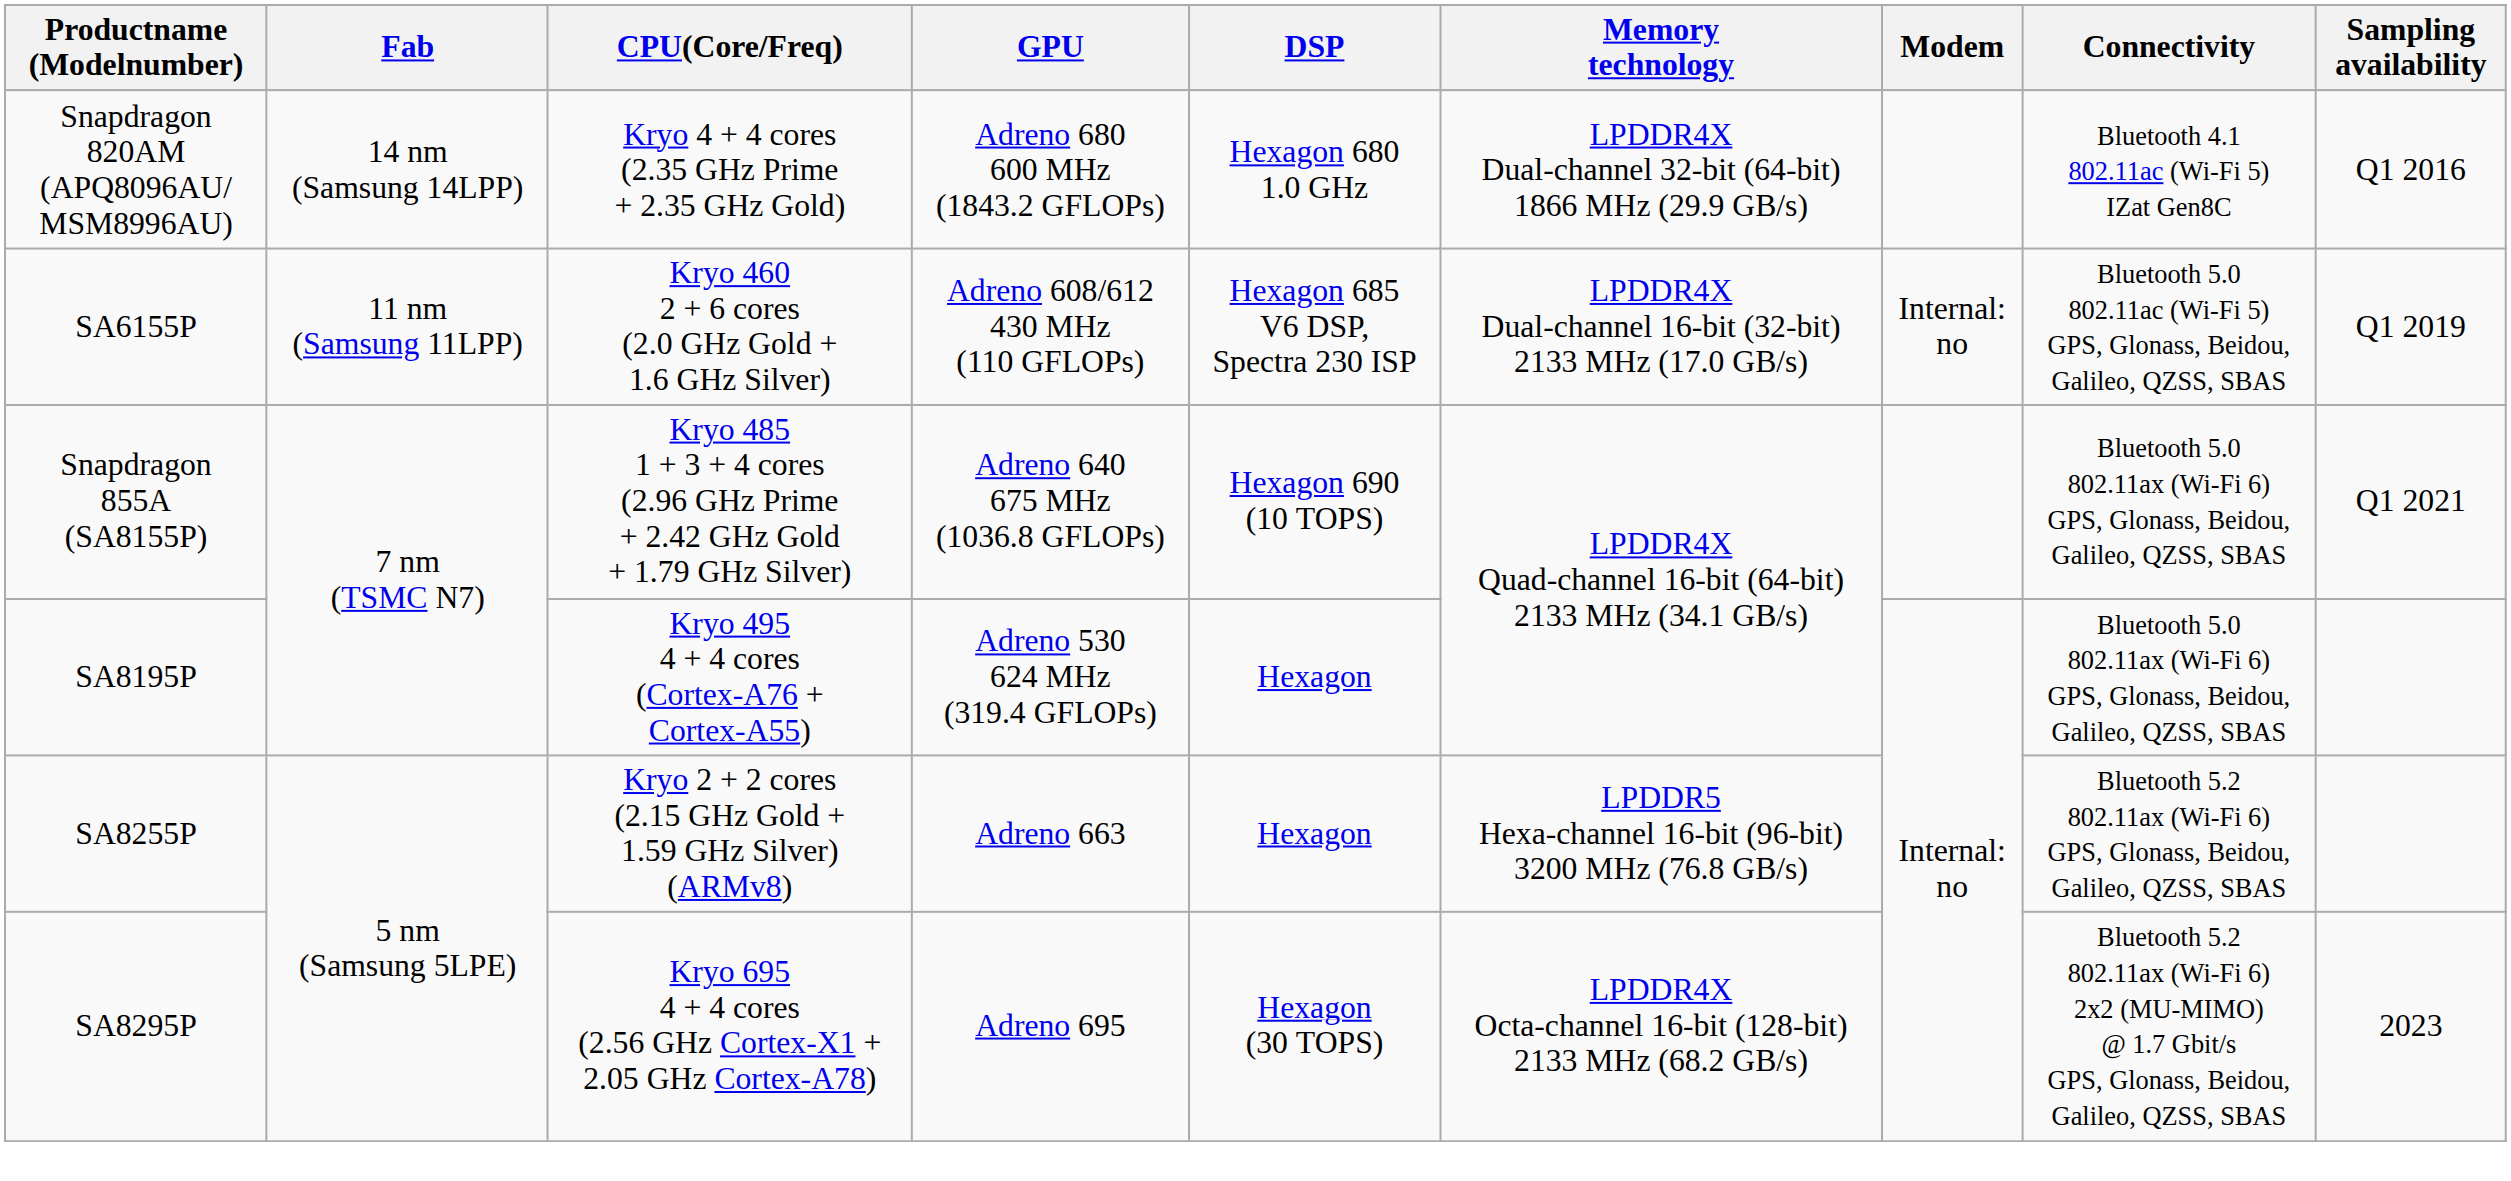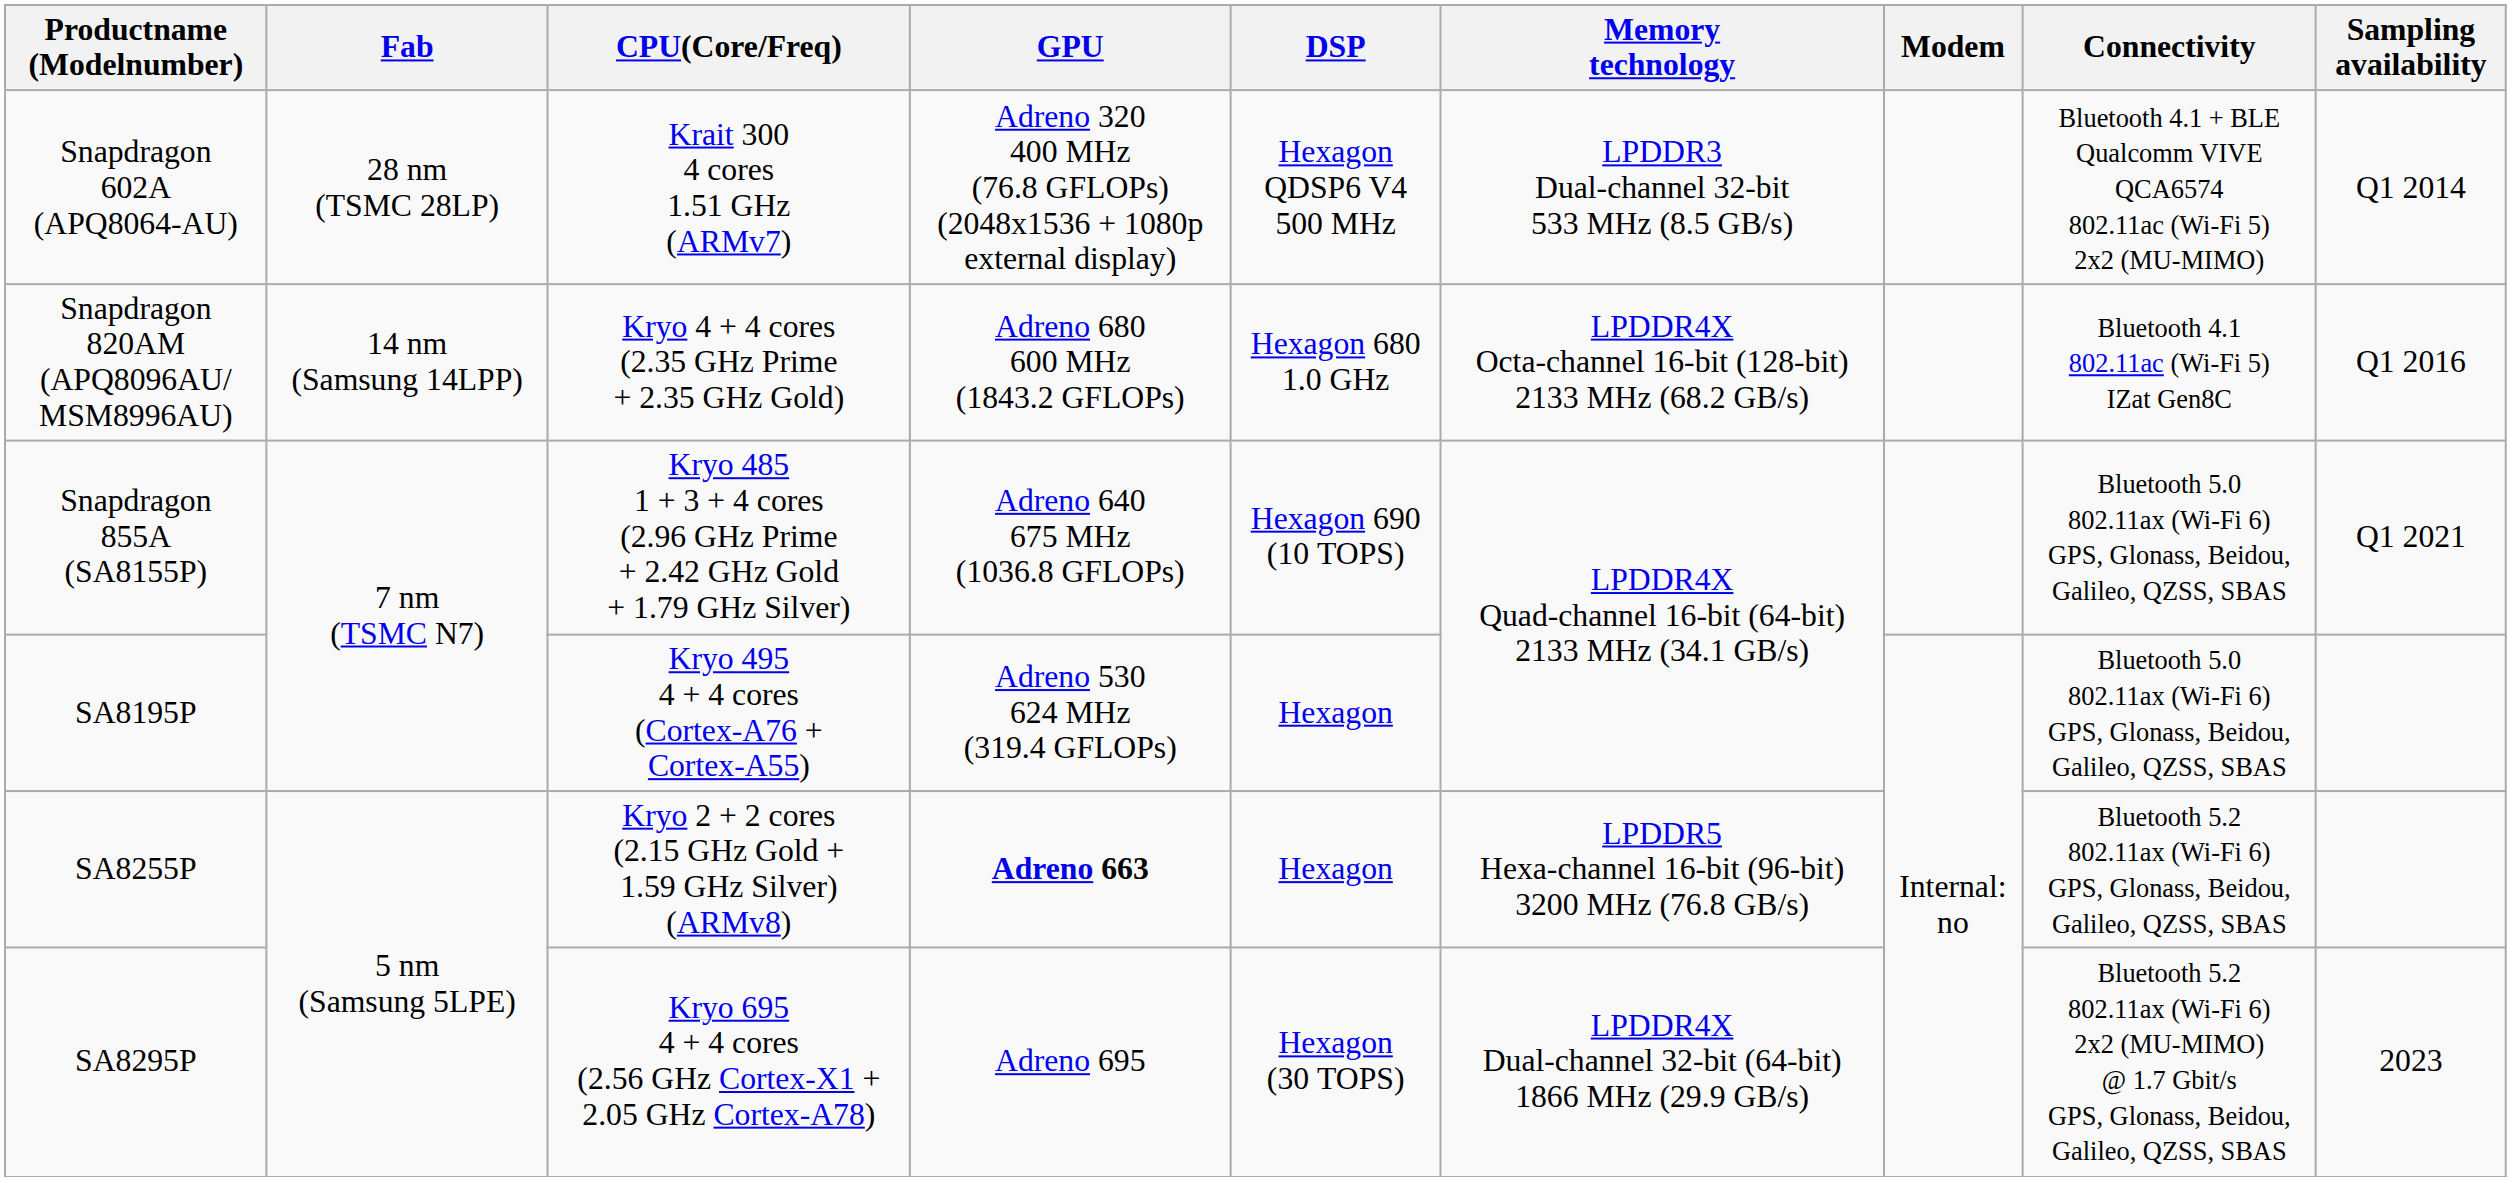+ row: (136, 186)
(1661, 168) LPDDR4X Dual-channel 32-bit (64-bit) 1866 MHz (29.9 GB/s) -> (1662, 361) LPDDR4X Octa-channel 16-bit (128-bit) 2133 MHz (68.2 GB/s)
- row: (136, 326)
(1050, 833) normal -> (1070, 868) bold
(1661, 1026) LPDDR4X Octa-channel 16-bit (128-bit) 2133 MHz (68.2 GB/s) -> (1662, 1061) LPDDR4X Dual-channel 32-bit (64-bit) 1866 MHz (29.9 GB/s)
